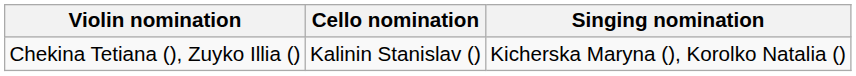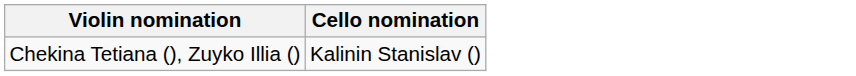- column: (668, 20)
